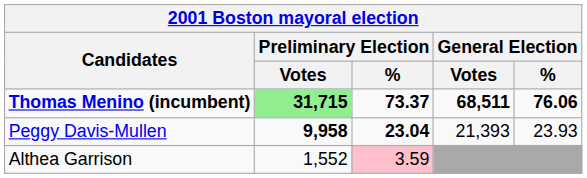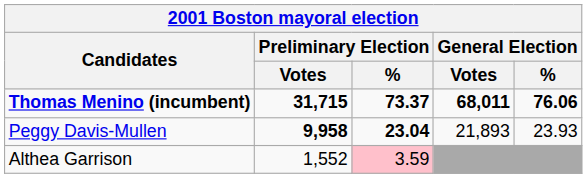(320, 103) lightgreen background -> (320, 103) no background
(483, 103) 68,511 -> (483, 103) 68,011
(483, 131) 21,393 -> (483, 131) 21,893
